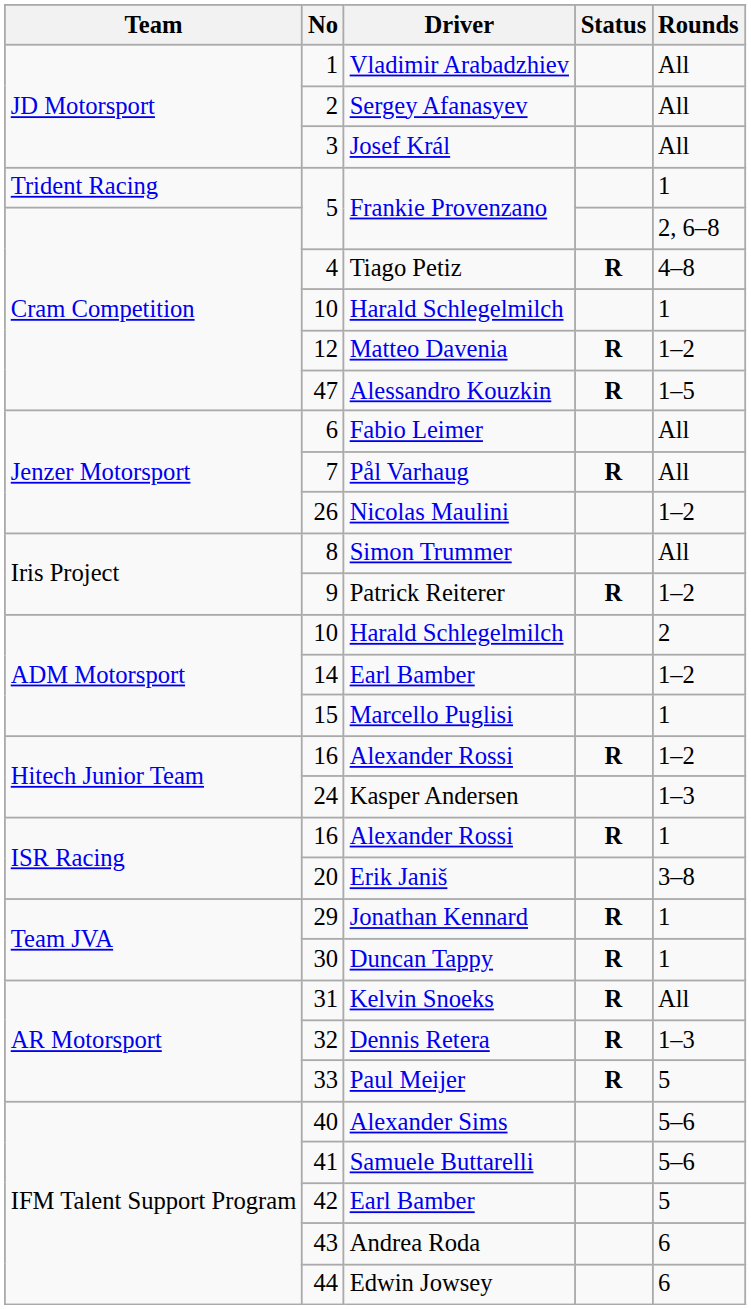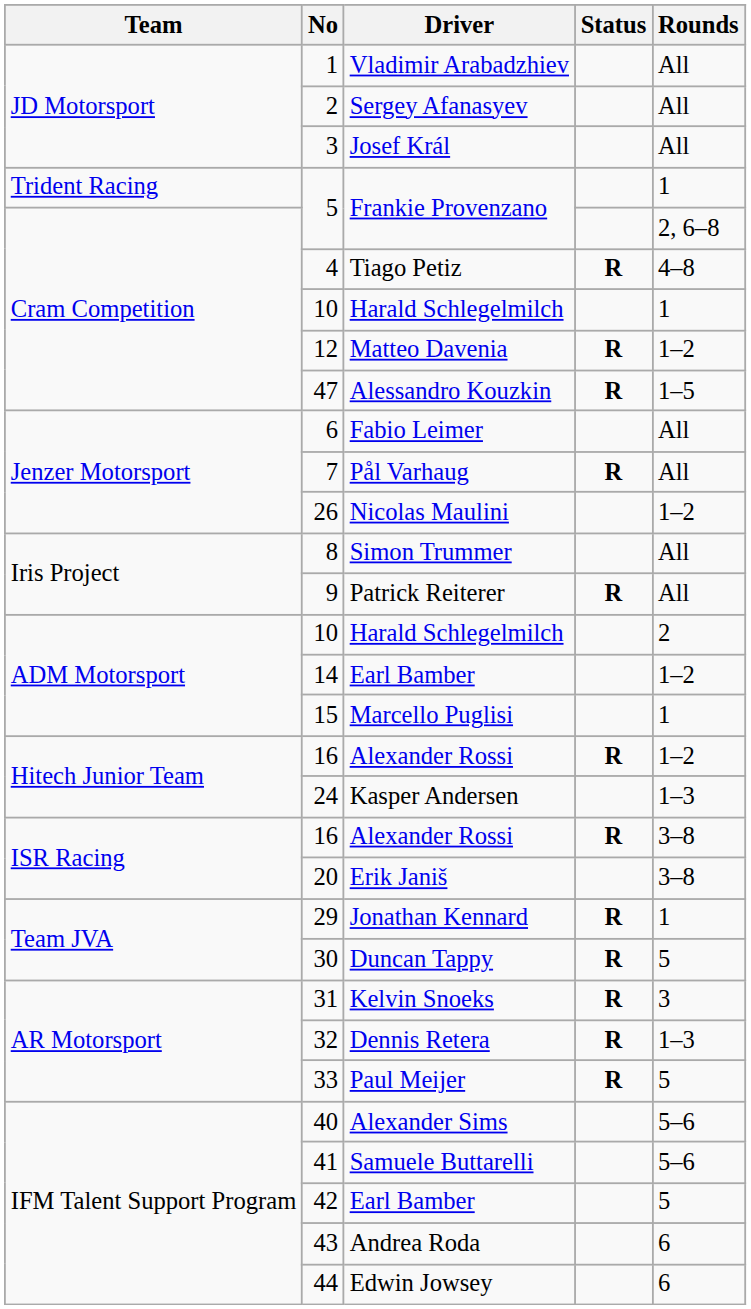(676, 592) 1–2 -> (674, 592) All
(664, 836) 1 -> (676, 836) 3–8
(664, 958) 1 -> (664, 958) 5
(674, 999) All -> (664, 999) 3
